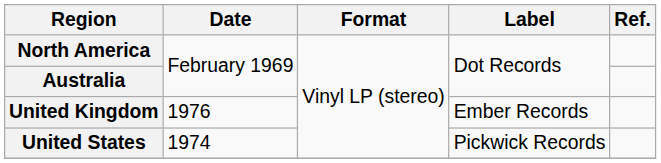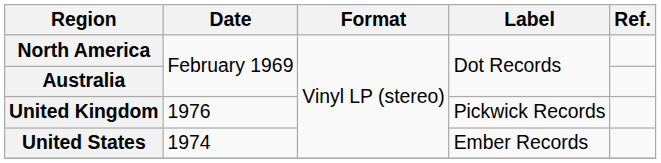(521, 111) Ember Records -> (529, 111) Pickwick Records
(529, 142) Pickwick Records -> (521, 142) Ember Records
